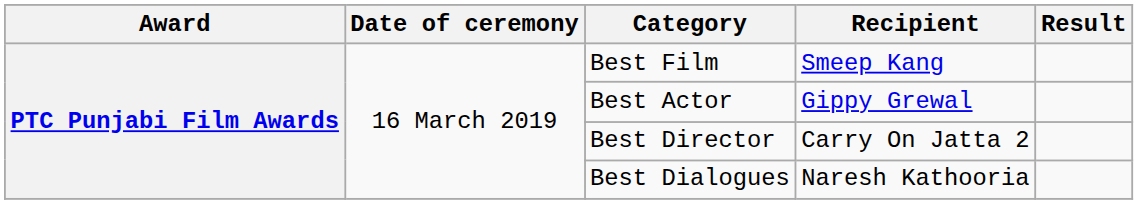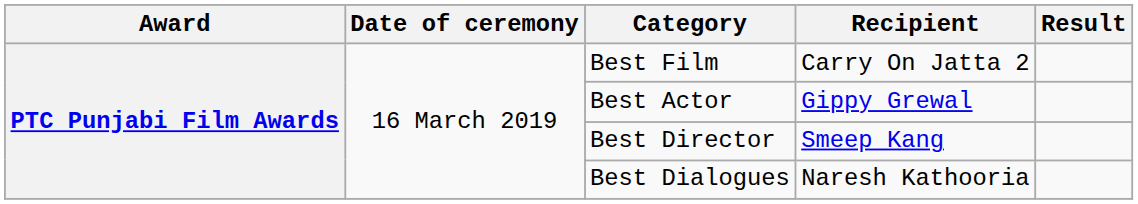(873, 63) Smeep Kang -> (915, 63) Carry On Jatta 2
(915, 141) Carry On Jatta 2 -> (873, 141) Smeep Kang
